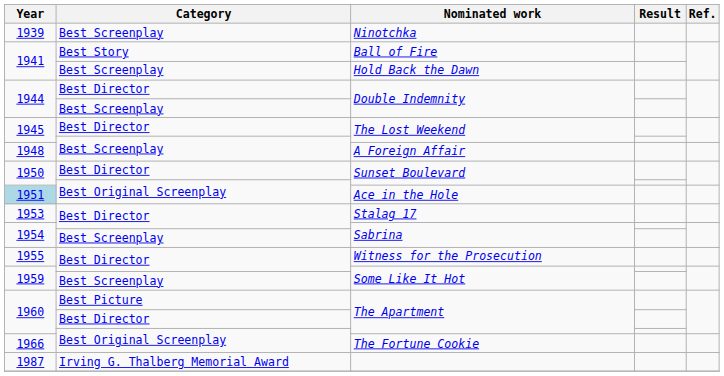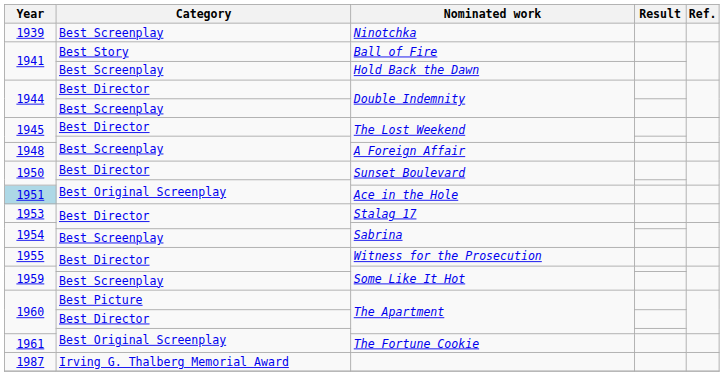(30, 343) 1966 -> (30, 343) 1961
